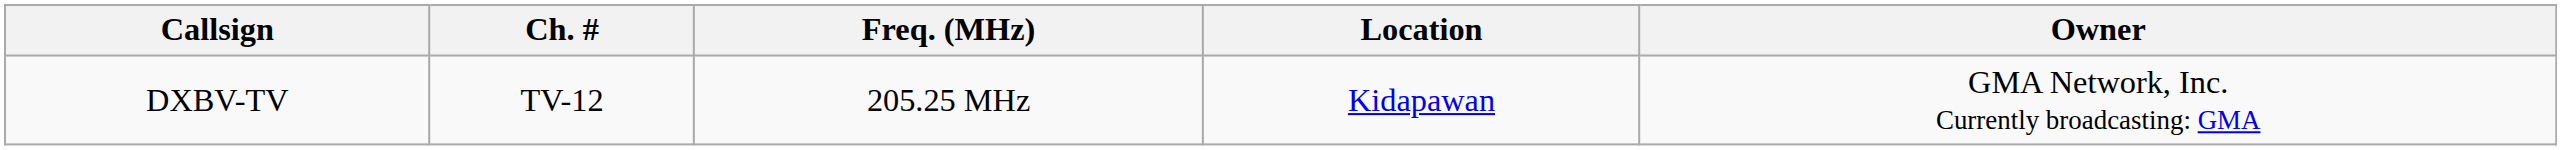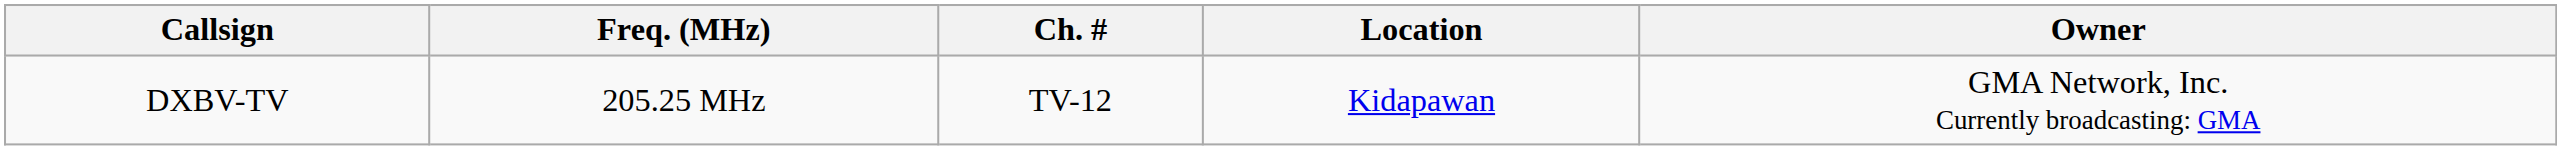columns swapped: (562, 30) <-> (949, 30)
